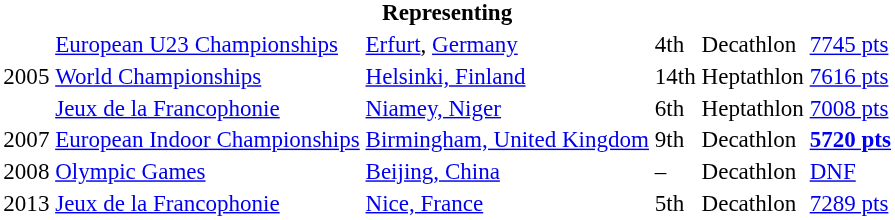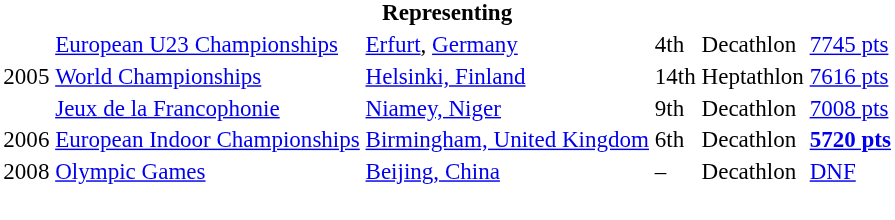(670, 108) 6th -> (670, 108) 9th
(753, 108) Heptathlon -> (749, 108) Decathlon
(26, 139) 2007 -> (26, 139) 2006
(670, 139) 9th -> (670, 139) 6th
- row: (424, 203)
